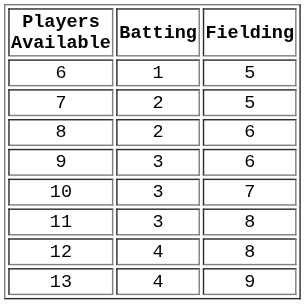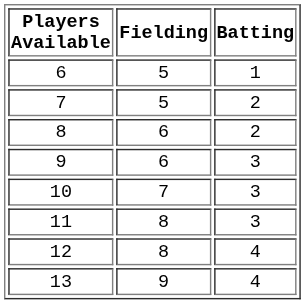columns swapped: (158, 32) <-> (250, 32)
